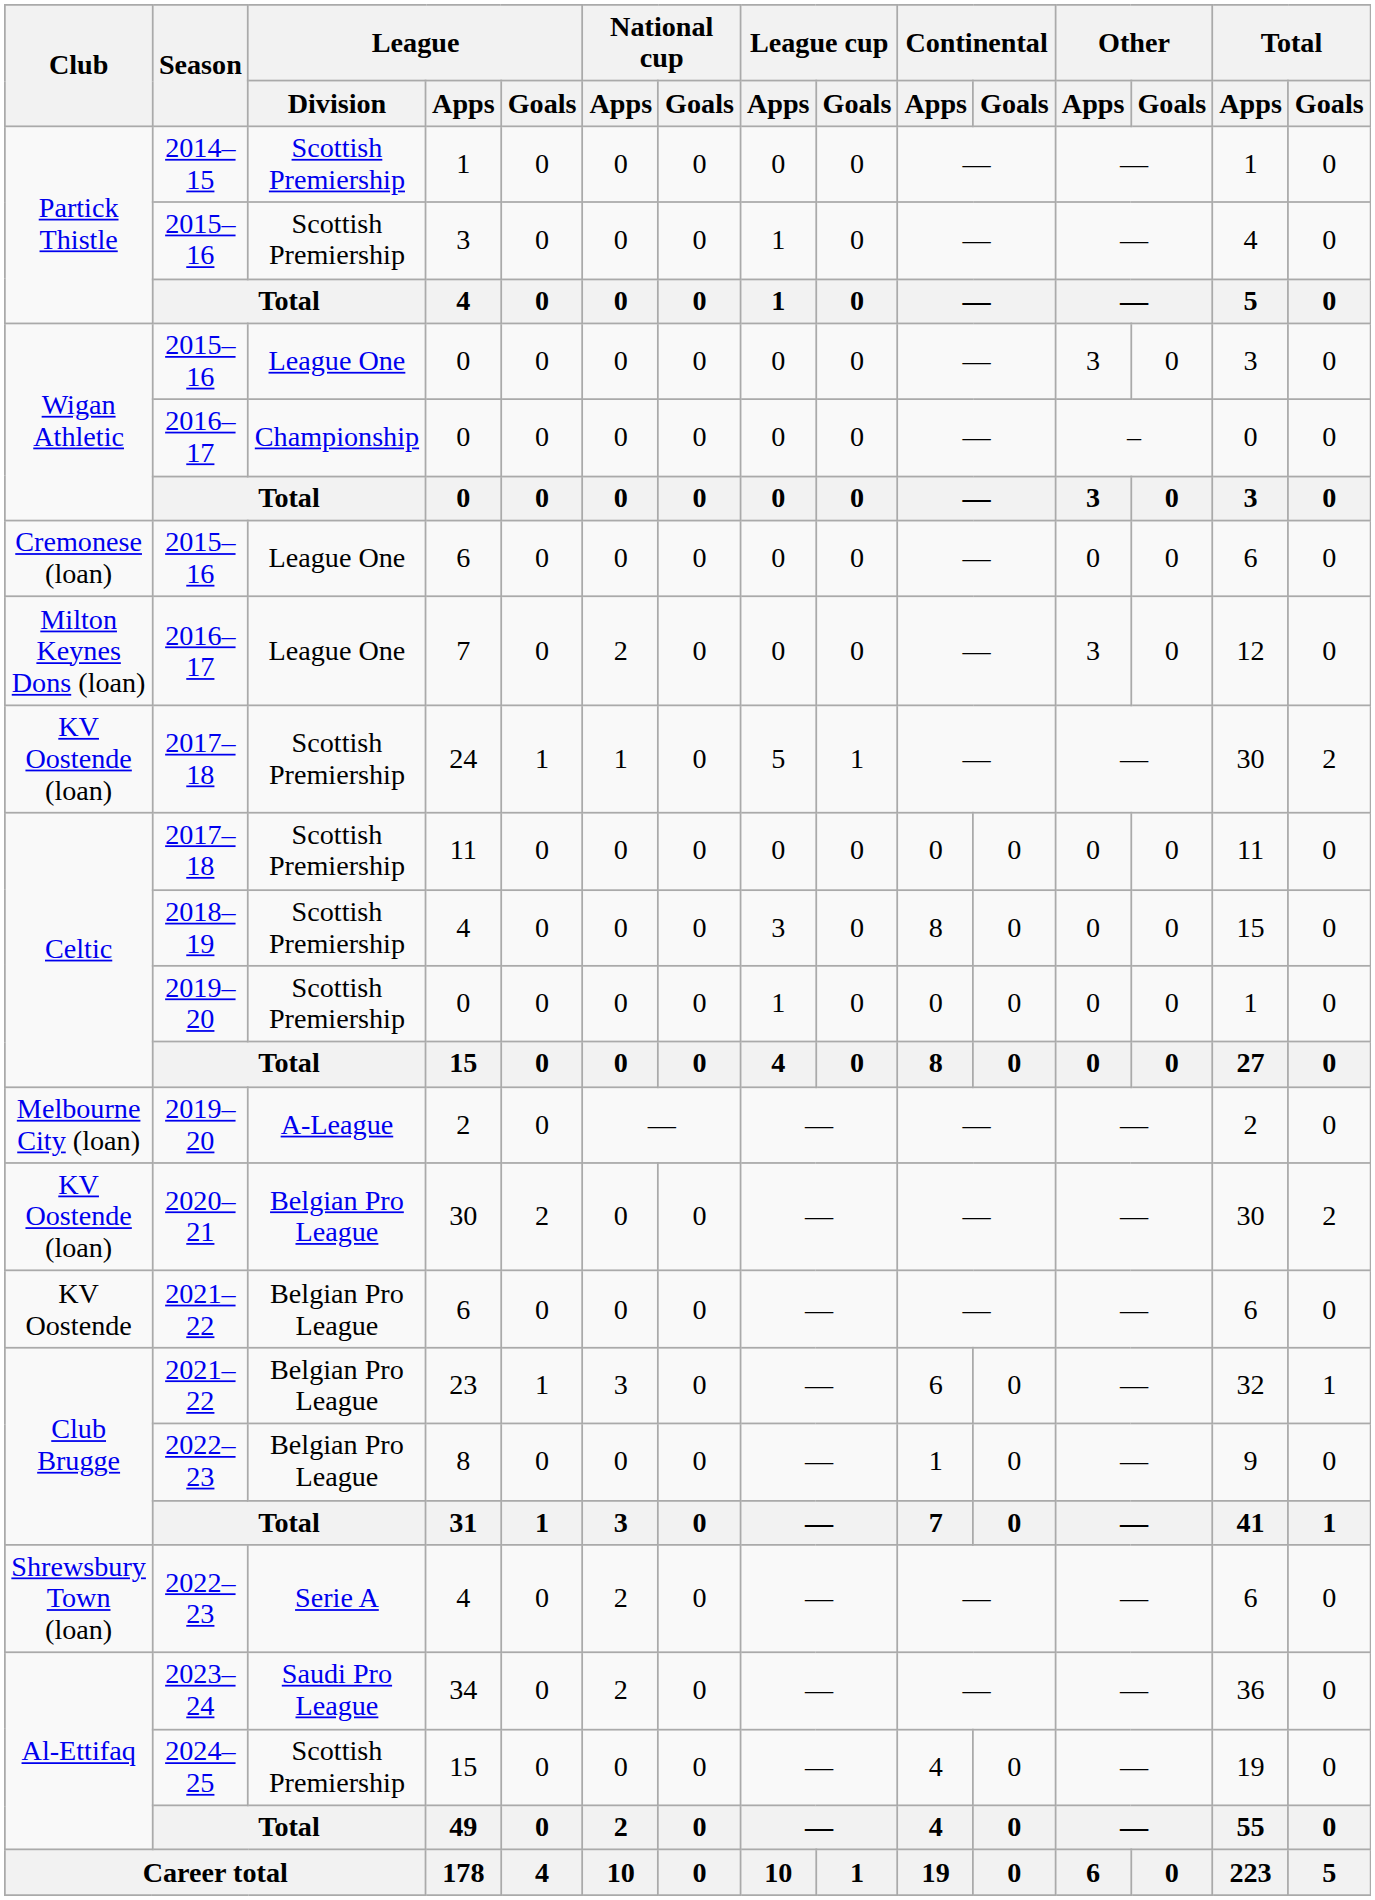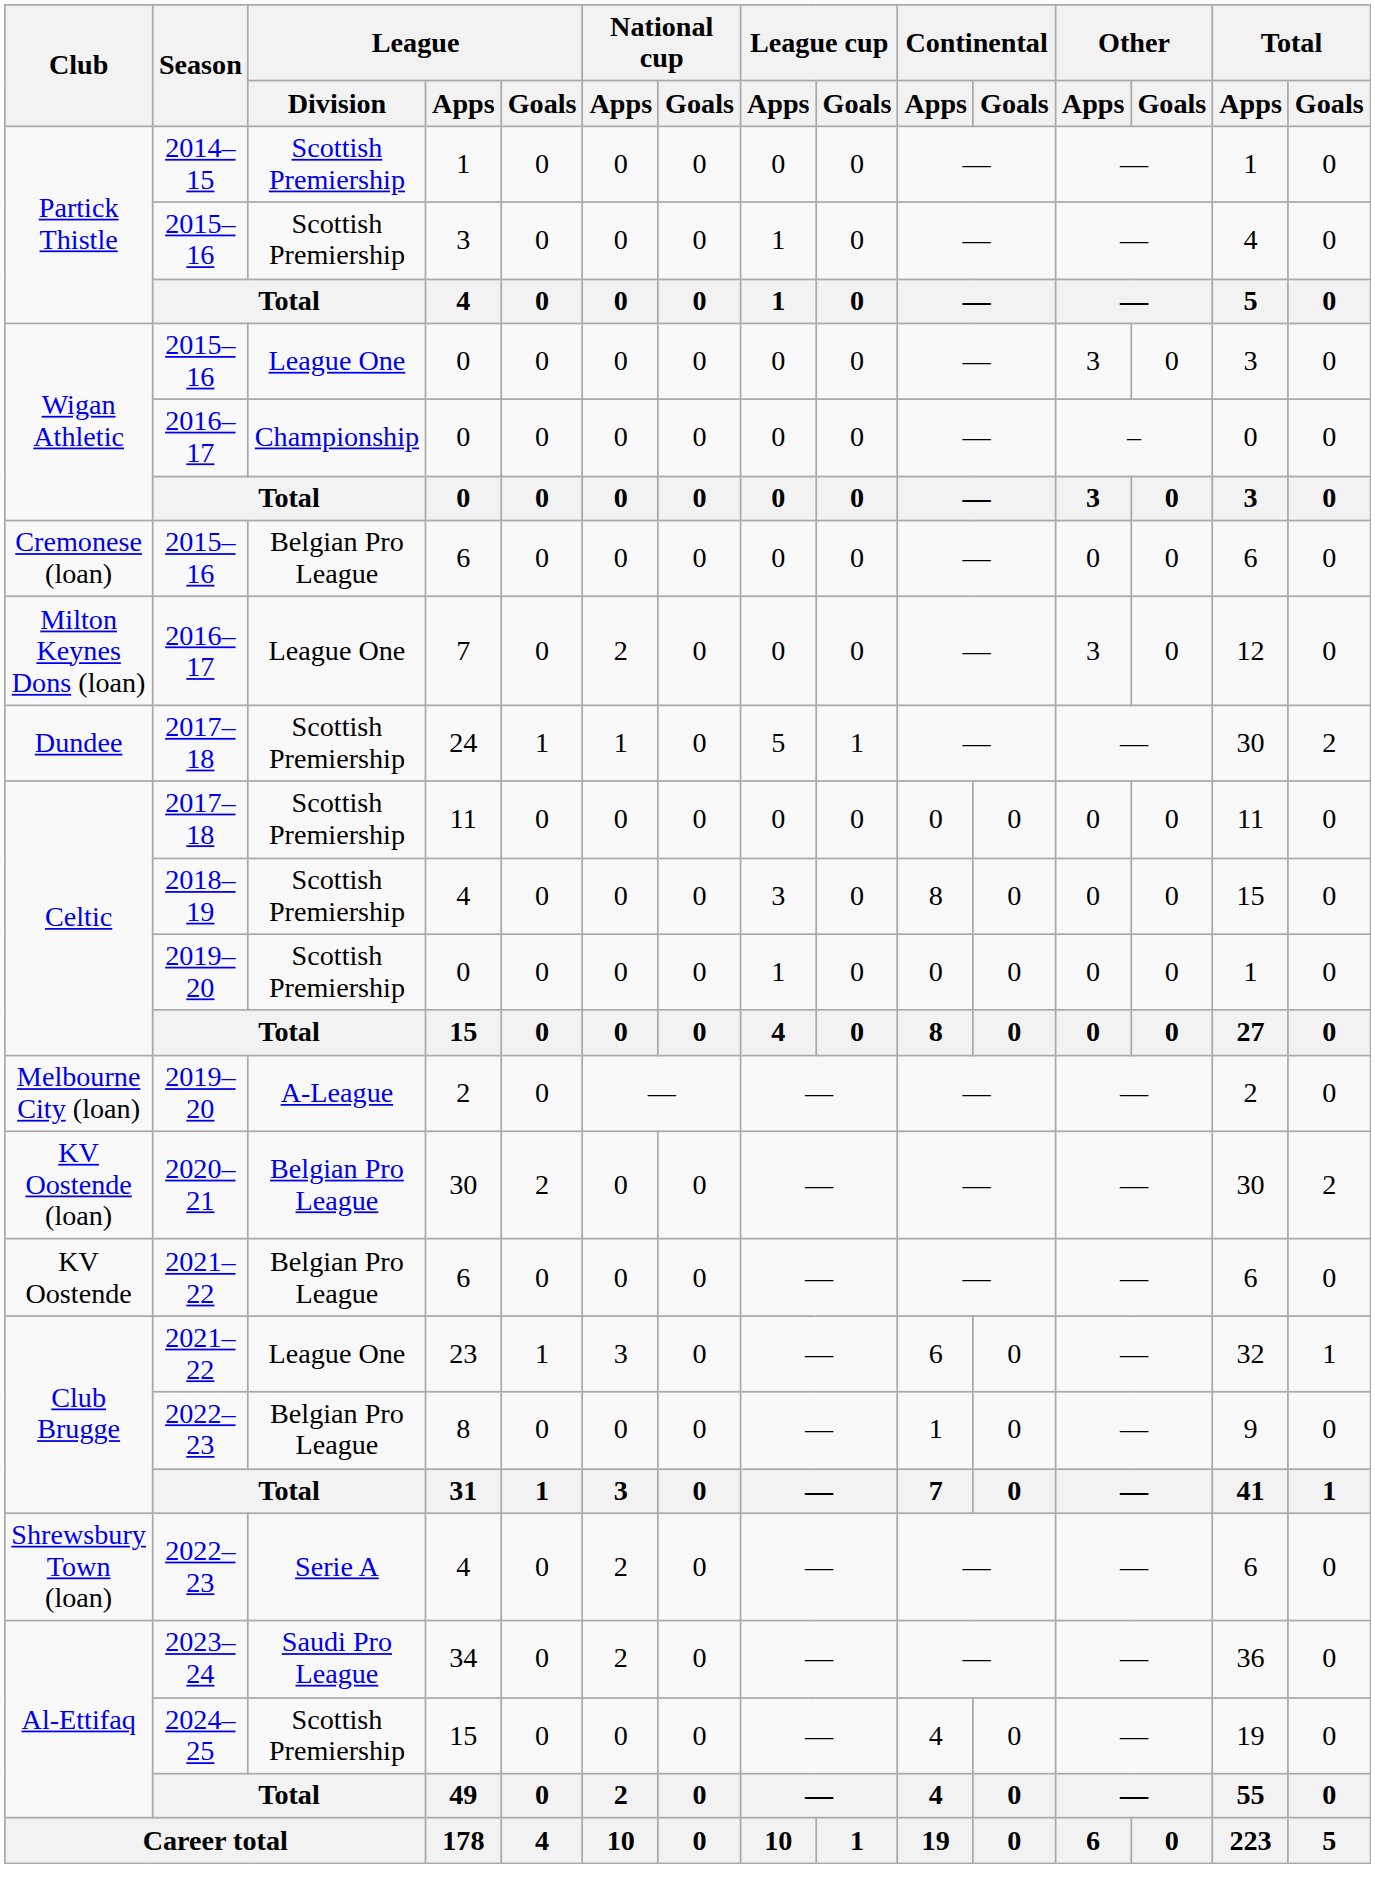(337, 558) League One -> (337, 558) Belgian Pro League
(79, 758) KV Oostende (loan) -> (79, 742) Dundee
(337, 1385) Belgian Pro League -> (337, 1353) League One
